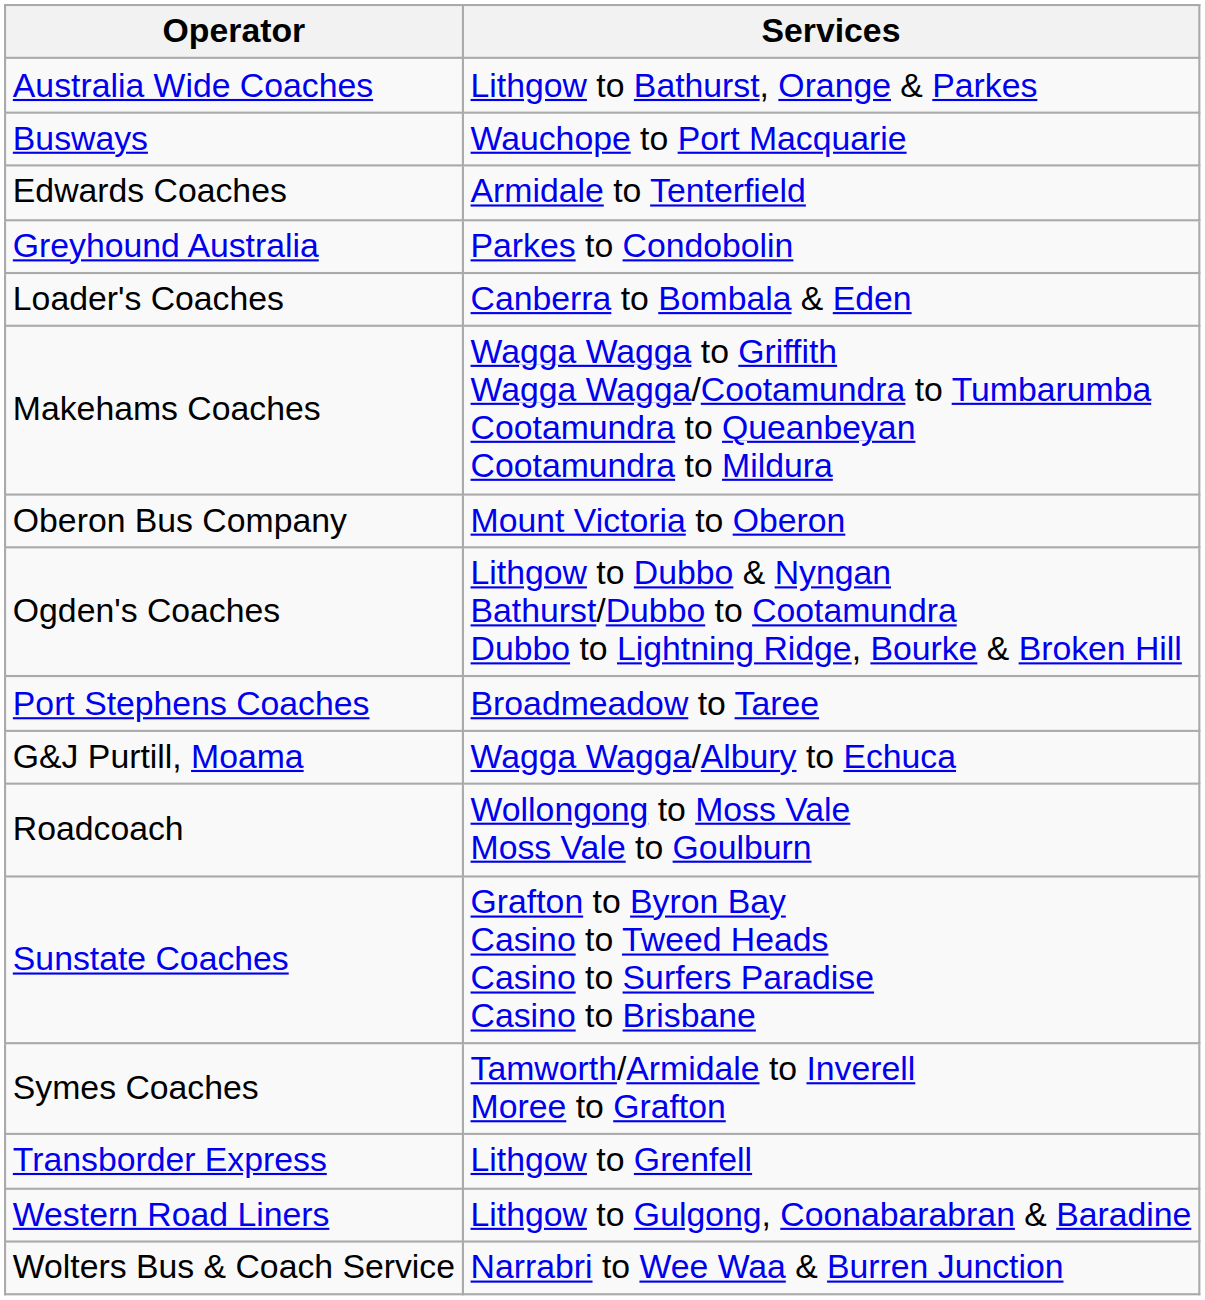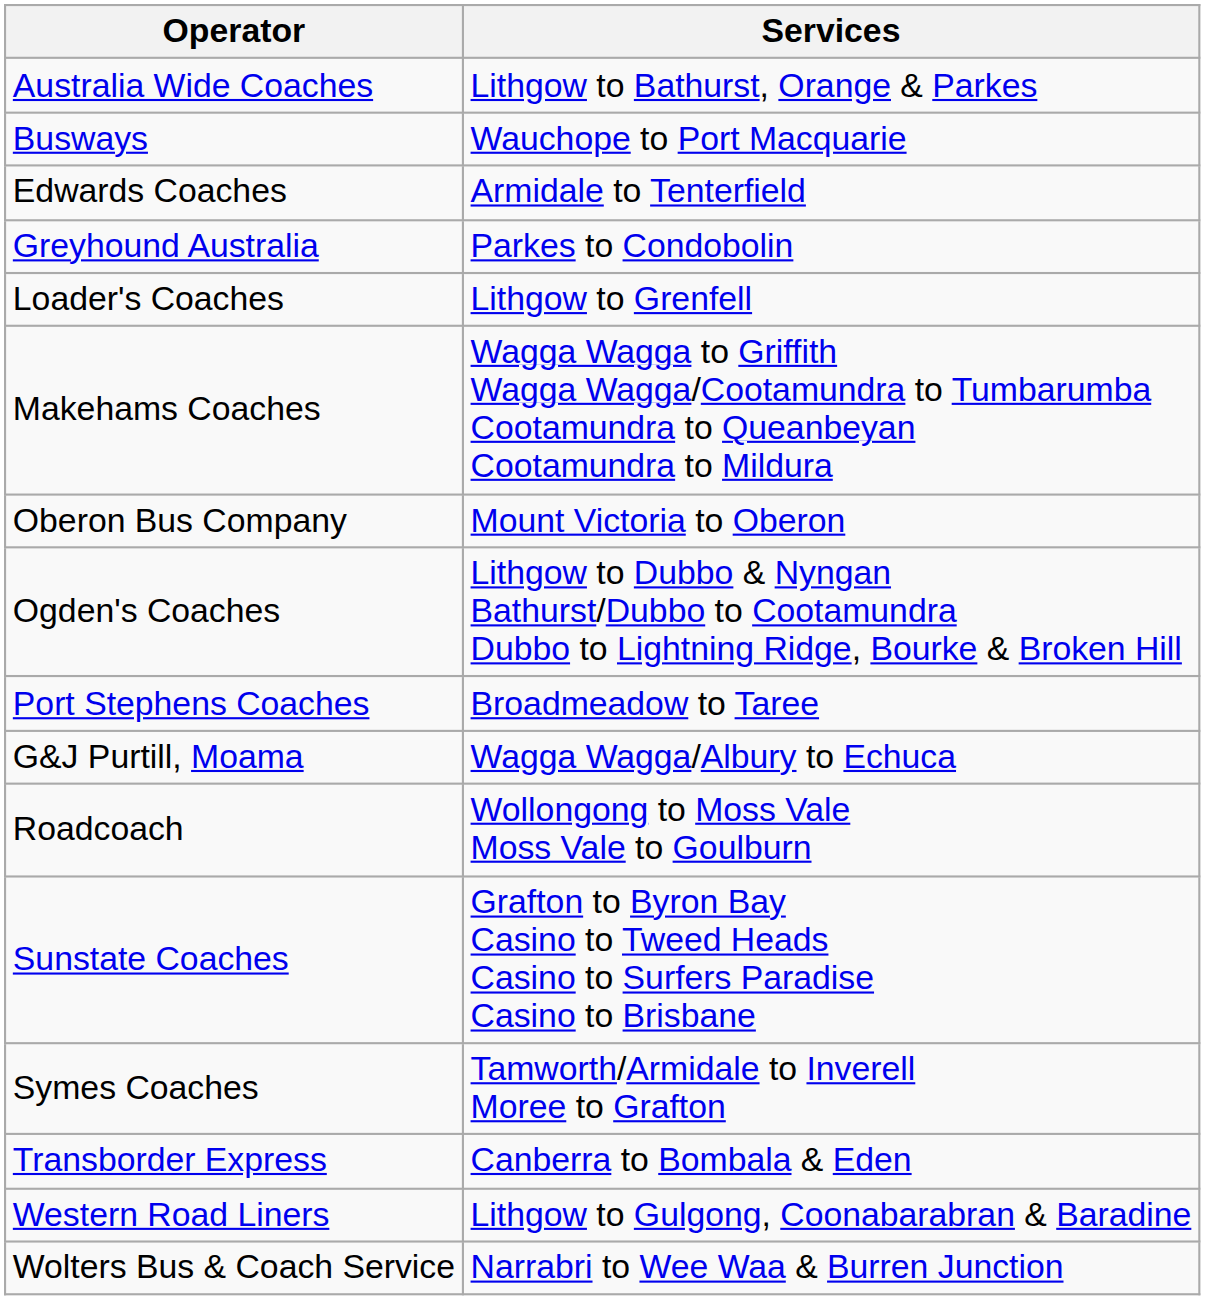(691, 298) Canberra to Bombala & Eden -> (611, 298) Lithgow to Grenfell
(611, 1160) Lithgow to Grenfell -> (691, 1160) Canberra to Bombala & Eden
